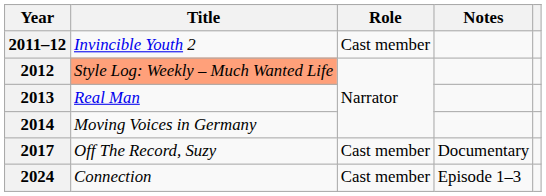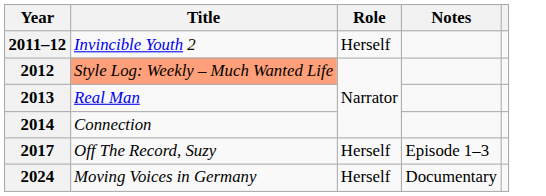(385, 44) Cast member -> (366, 44) Herself
(165, 124) Moving Voices in Germany -> (113, 124) Connection
(385, 151) Cast member -> (366, 151) Herself
(483, 151) Documentary -> (447, 151) Episode 1–3
(113, 177) Connection -> (165, 177) Moving Voices in Germany
(385, 177) Cast member -> (366, 177) Herself
(479, 177) Episode 1–3 -> (451, 177) Documentary
